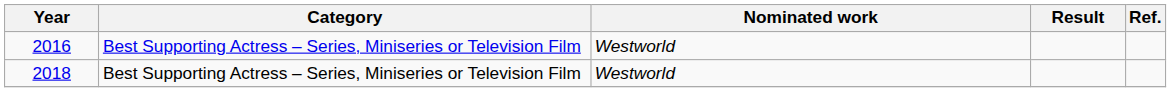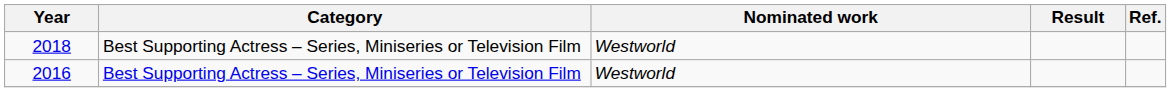rows swapped: (52, 45) <-> (52, 73)
